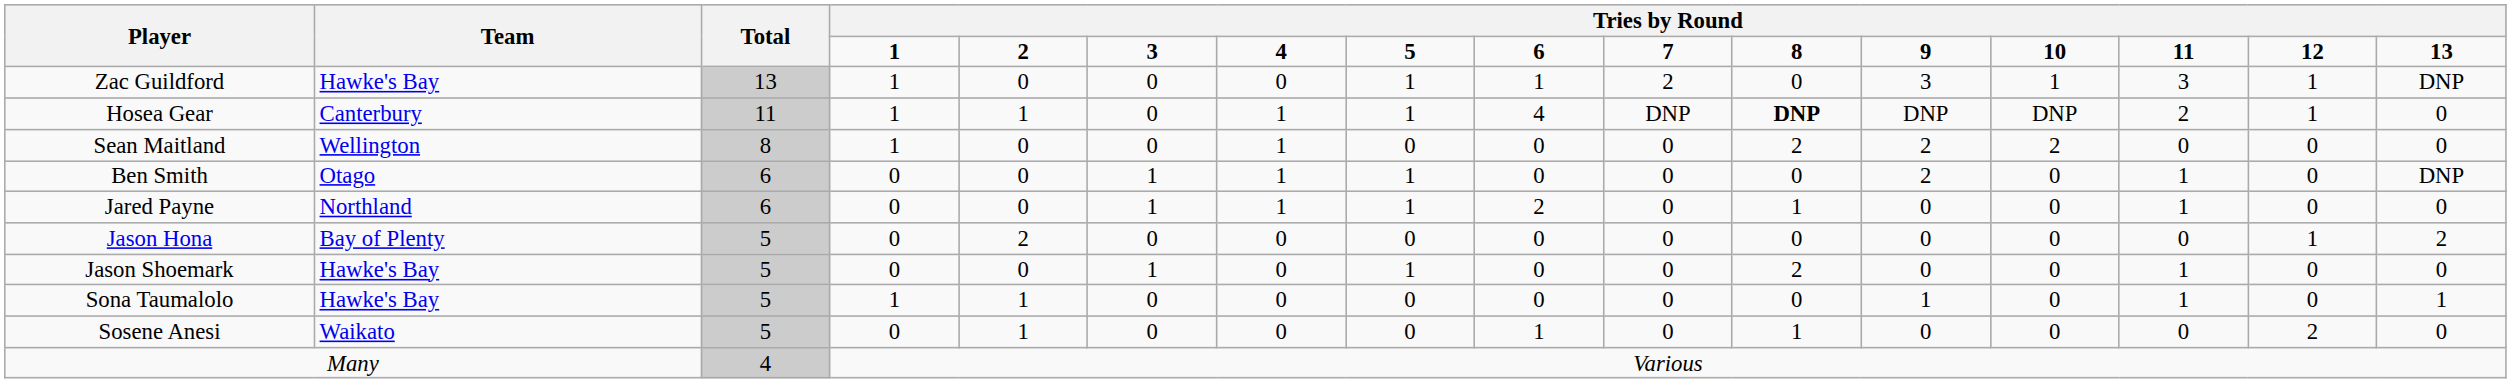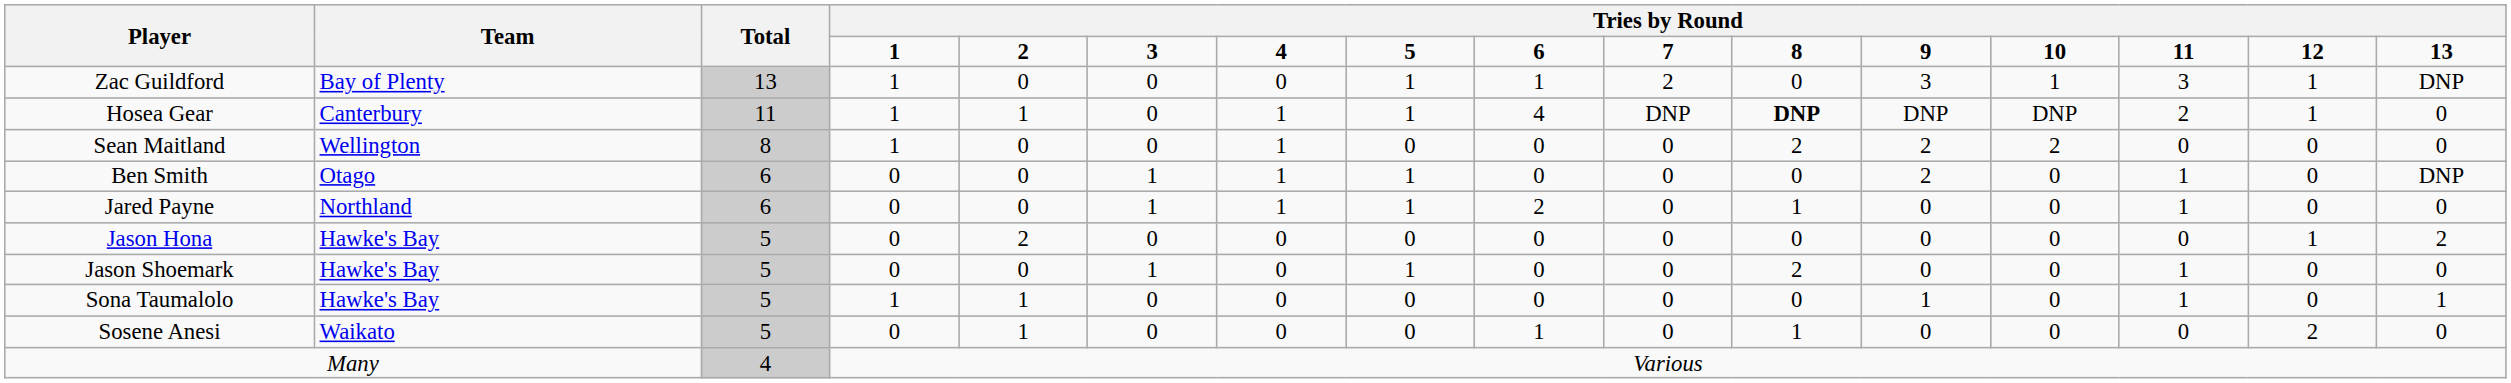(379, 82) Hawke's Bay -> (382, 82) Bay of Plenty
(382, 238) Bay of Plenty -> (379, 238) Hawke's Bay
